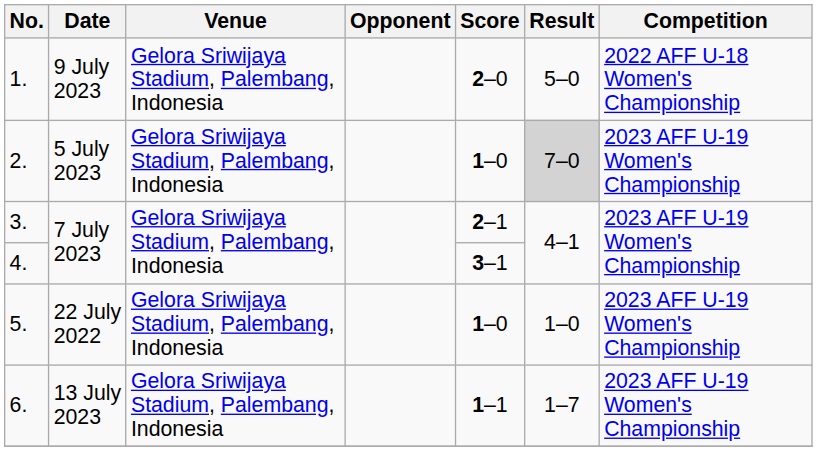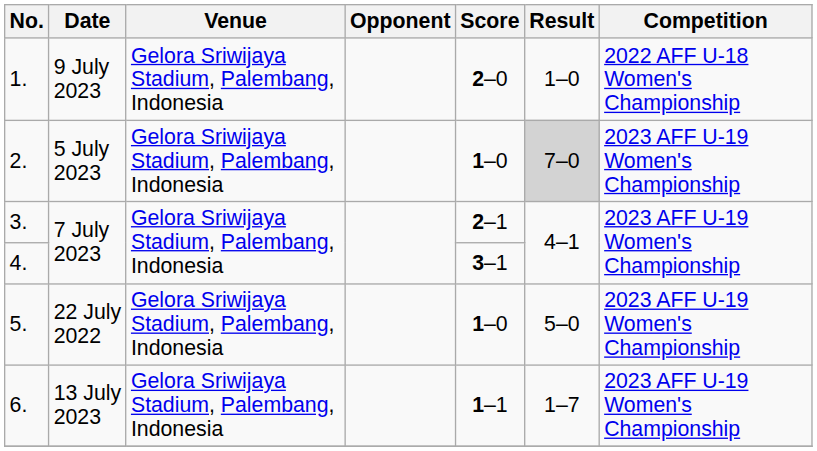(562, 79) 5–0 -> (562, 79) 1–0
(562, 323) 1–0 -> (562, 323) 5–0
